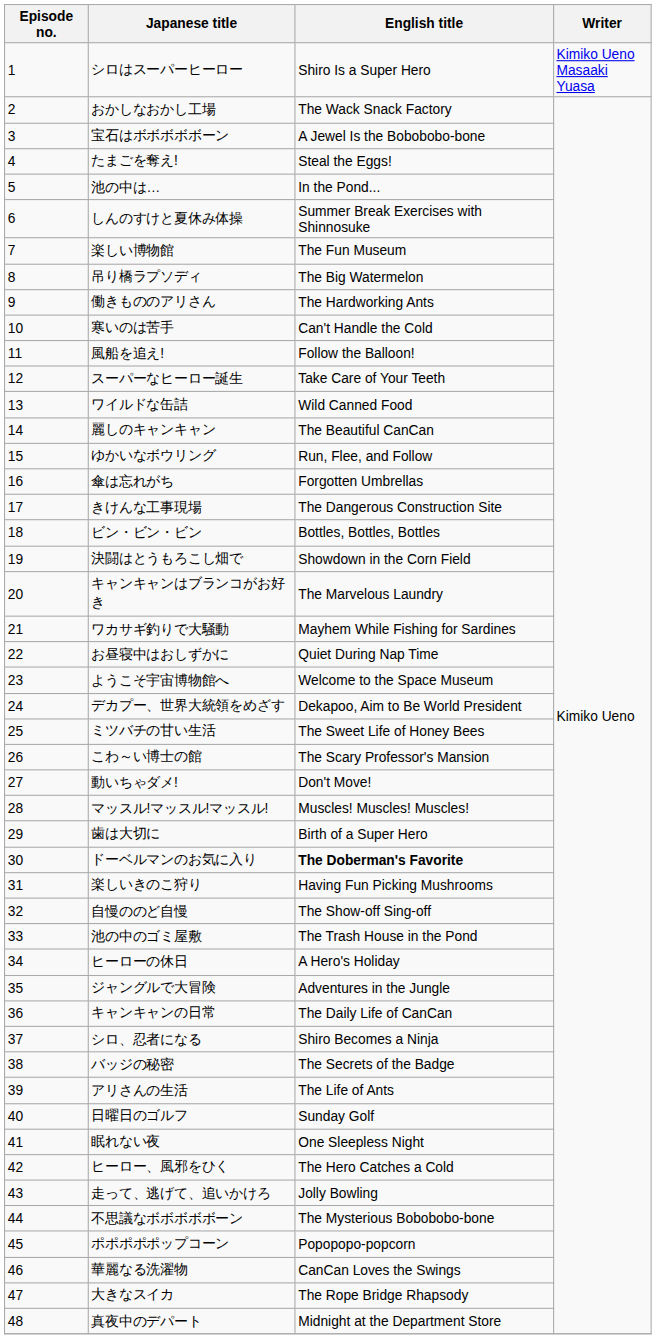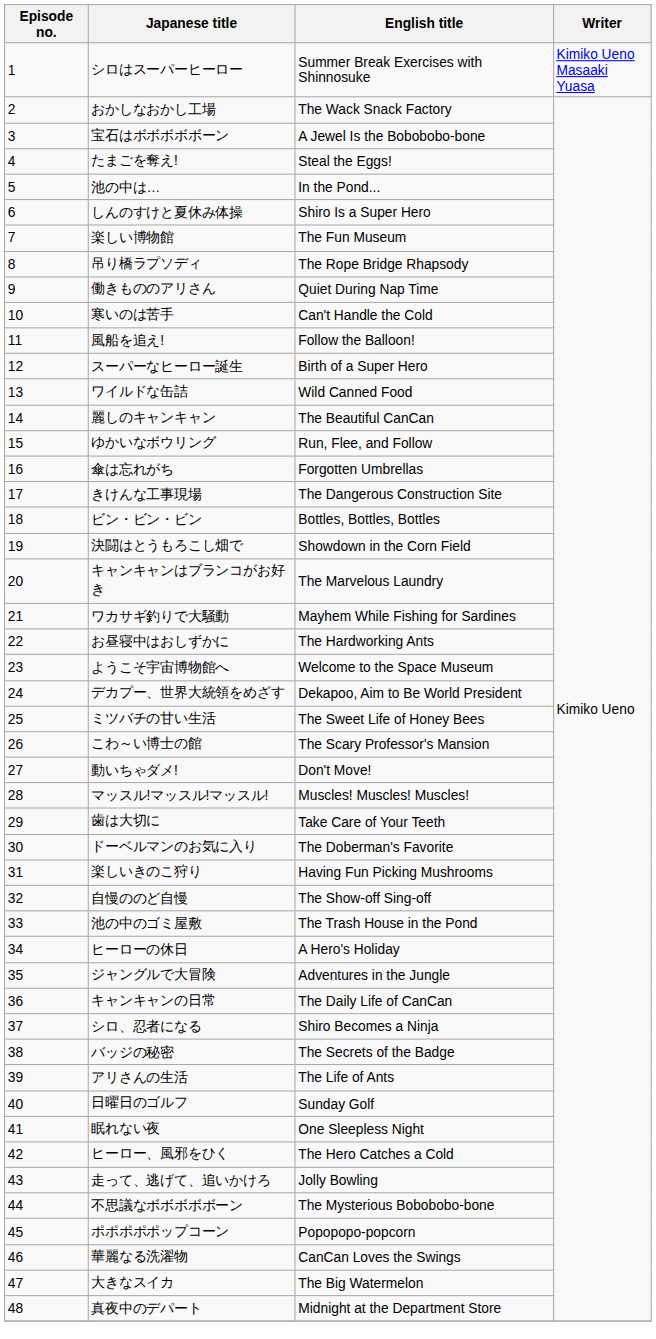(365, 70) Shiro Is a Super Hero -> (390, 70) Summer Break Exercises with Shinnosuke
(390, 219) Summer Break Exercises with Shinnosuke -> (365, 213) Shiro Is a Super Hero
(361, 277) The Big Watermelon -> (383, 264) The Rope Bridge Rhapsody
(366, 302) The Hardworking Ants -> (368, 289) Quiet During Nap Time
(372, 379) Take Care of Your Teeth -> (363, 366) Birth of a Super Hero
(368, 655) Quiet During Nap Time -> (366, 642) The Hardworking Ants
(363, 834) Birth of a Super Hero -> (372, 821) Take Care of Your Teeth
(381, 860) bold -> (376, 847) normal
(383, 1296) The Rope Bridge Rhapsody -> (361, 1283) The Big Watermelon
